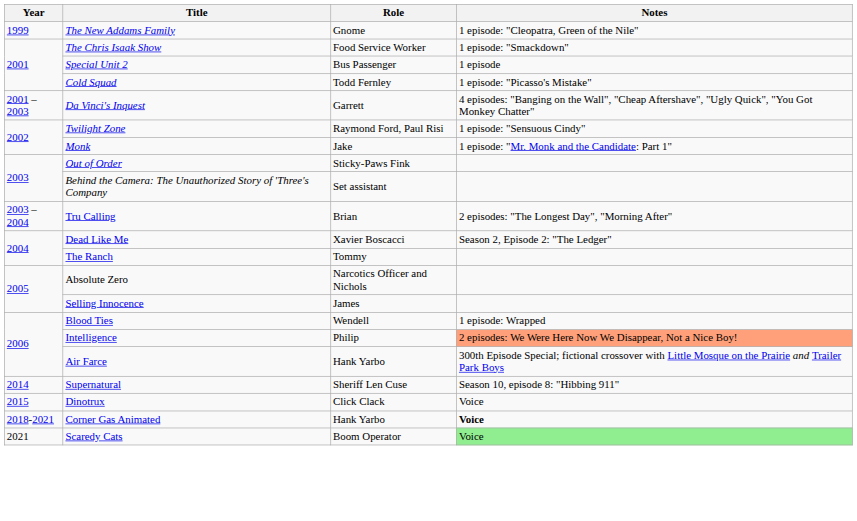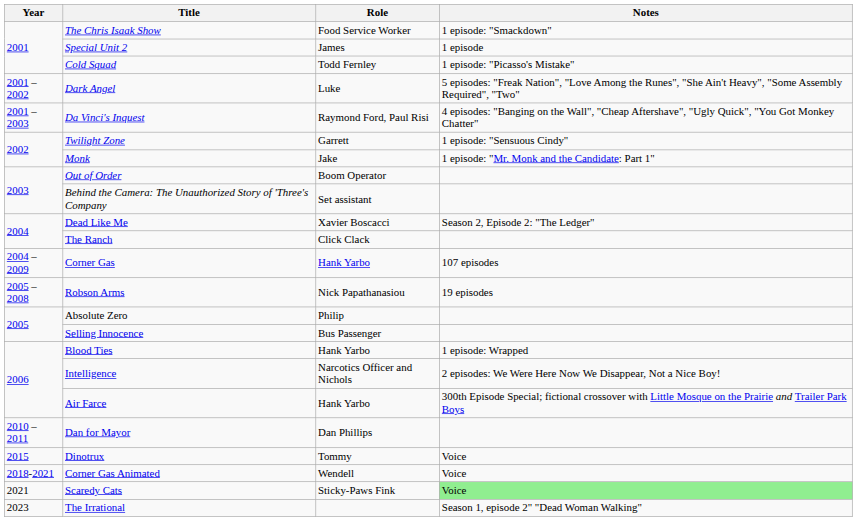- row: (120, 30)
(365, 64) Bus Passenger -> (331, 47) James
+ row: (90, 88)
(348, 105) Garrett -> (373, 117) Raymond Ford, Paul Risi
(388, 128) Raymond Ford, Paul Risi -> (333, 141) Garrett
(372, 163) Sticky-Paws Fink -> (352, 175) Boom Operator
- row: (90, 216)
(350, 256) Tommy -> (344, 239) Click Clack
+ row: (90, 263)
+ row: (95, 292)
(380, 280) Narcotics Officer and Nichols -> (331, 315) Philip
(346, 303) James -> (350, 333) Bus Passenger
(351, 320) Wendell -> (344, 350) Hank Yarbo
(346, 338) Philip -> (365, 373) Narcotics Officer and Nichols
(598, 338) lightsalmon background -> (581, 373) no background
+ row: (98, 432)
- row: (93, 384)
(359, 402) Click Clack -> (335, 456) Tommy
(359, 419) Hank Yarbo -> (336, 473) Wendell
(471, 419) bold -> (454, 473) normal
(367, 436) Boom Operator -> (357, 490) Sticky-Paws Fink
+ row: (95, 507)
